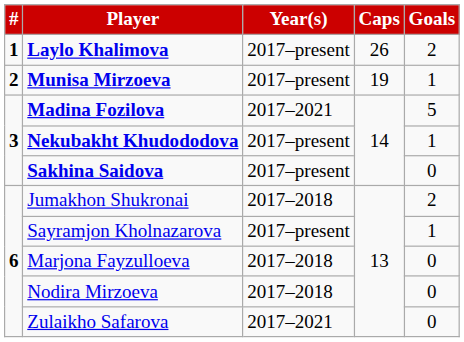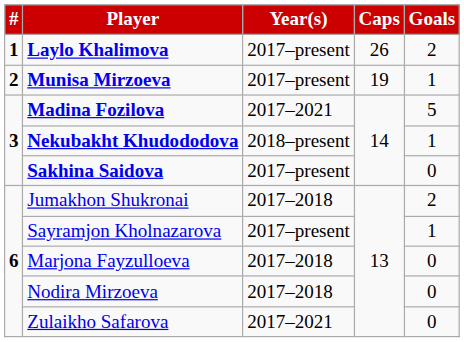(298, 140) 2017–present -> (298, 140) 2018–present
